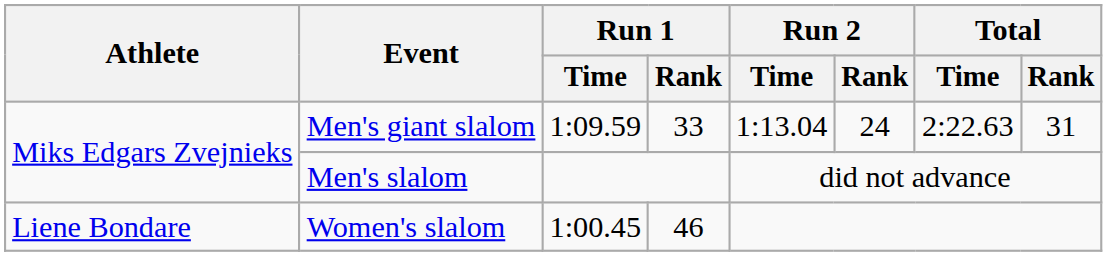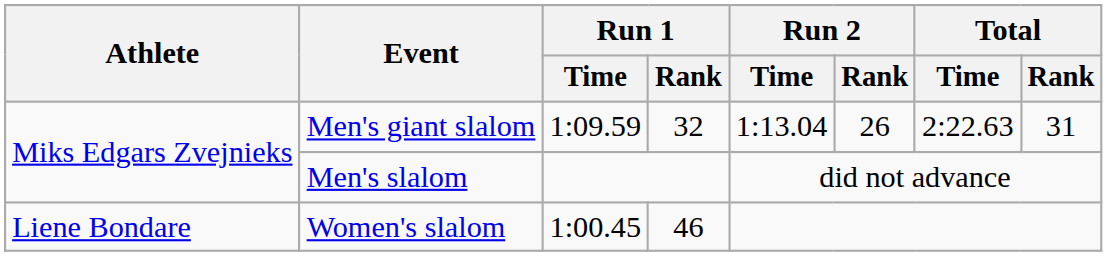(688, 126) 33 -> (688, 126) 32
(875, 126) 24 -> (875, 126) 26
